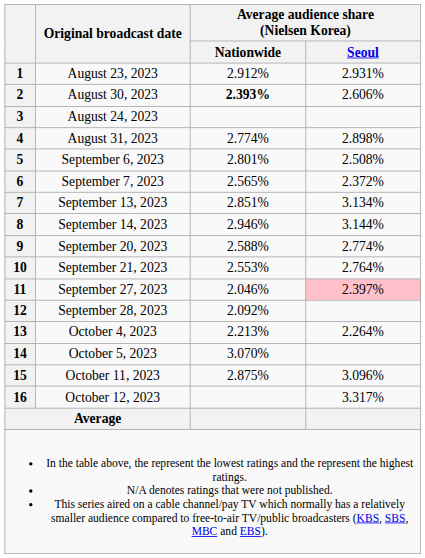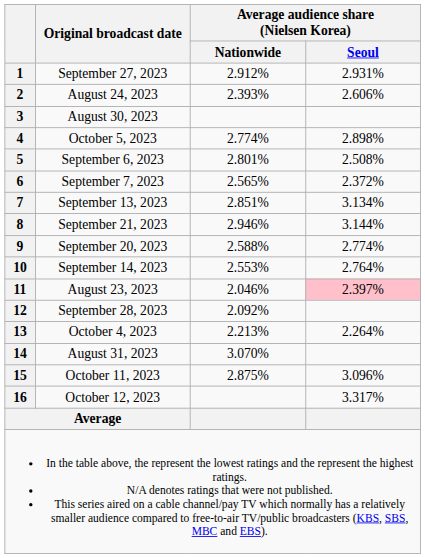(113, 73) August 23, 2023 -> (113, 73) September 27, 2023
(113, 95) August 30, 2023 -> (113, 95) August 24, 2023
(248, 95) bold -> (248, 95) normal
(113, 116) August 24, 2023 -> (113, 116) August 30, 2023
(113, 138) August 31, 2023 -> (113, 138) October 5, 2023
(113, 224) September 14, 2023 -> (113, 224) September 21, 2023
(113, 267) September 21, 2023 -> (113, 267) September 14, 2023
(113, 289) September 27, 2023 -> (113, 289) August 23, 2023
(113, 354) October 5, 2023 -> (113, 354) August 31, 2023
